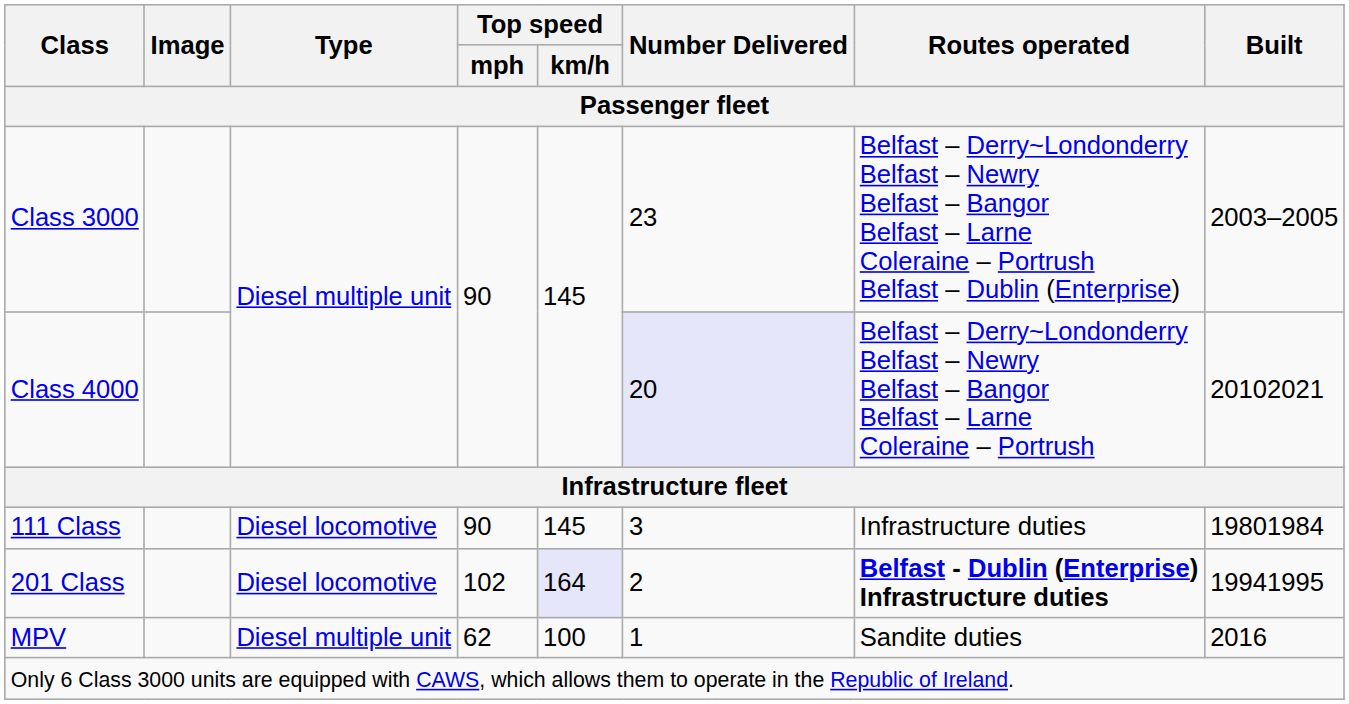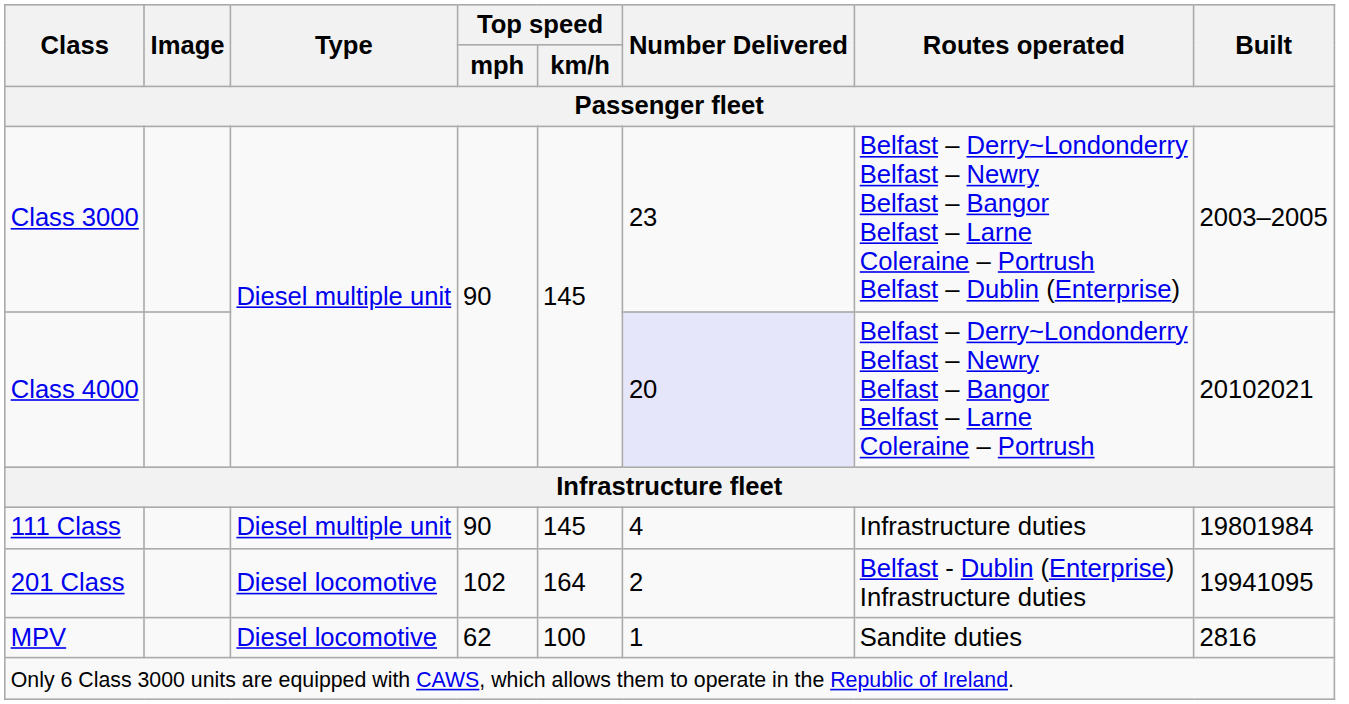(337, 527) Diesel locomotive -> (344, 527) Diesel multiple unit
(636, 527) 3 -> (636, 527) 4
(564, 582) lavender background -> (564, 582) no background
(1029, 582) bold -> (1017, 582) normal
(1267, 582) 19941995 -> (1257, 582) 19941095
(344, 637) Diesel multiple unit -> (337, 637) Diesel locomotive
(1239, 637) 2016 -> (1228, 637) 2816
